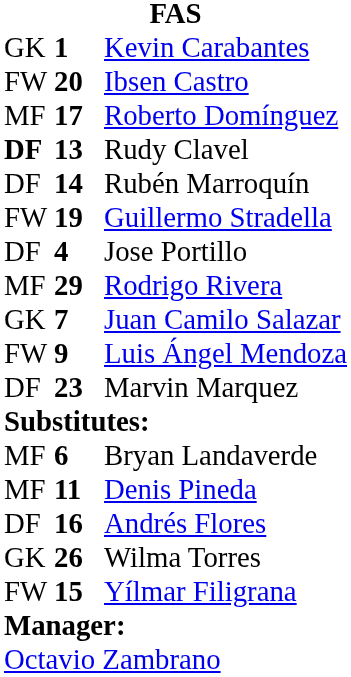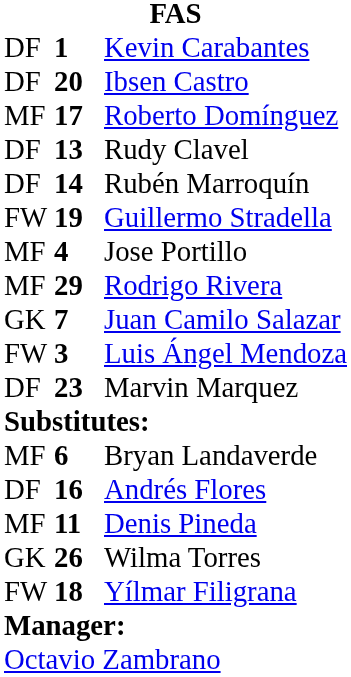(25, 46) GK -> (22, 46) DF
(26, 80) FW -> (22, 80) DF
(23, 148) bold -> (22, 148) normal
(22, 250) DF -> (25, 250) MF
(61, 352) 9 -> (61, 352) 3
rows swapped: (180, 488) <-> (185, 522)
(68, 590) 15 -> (68, 590) 18
